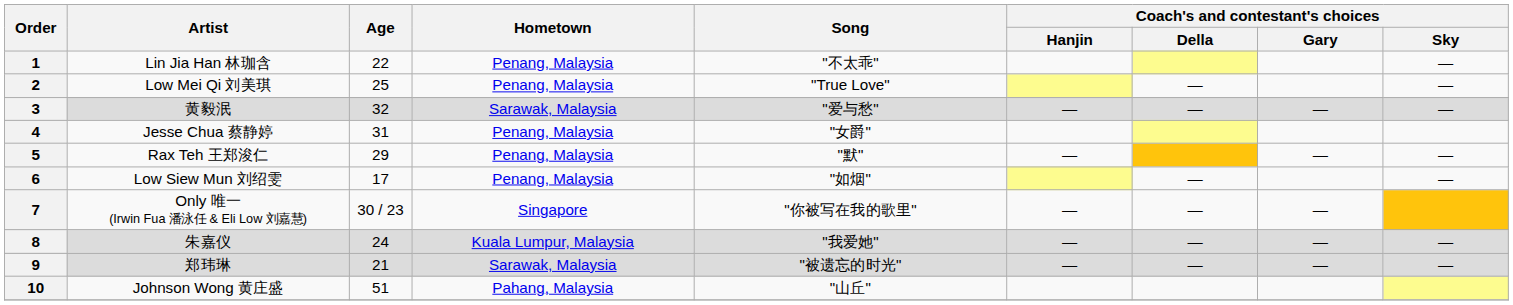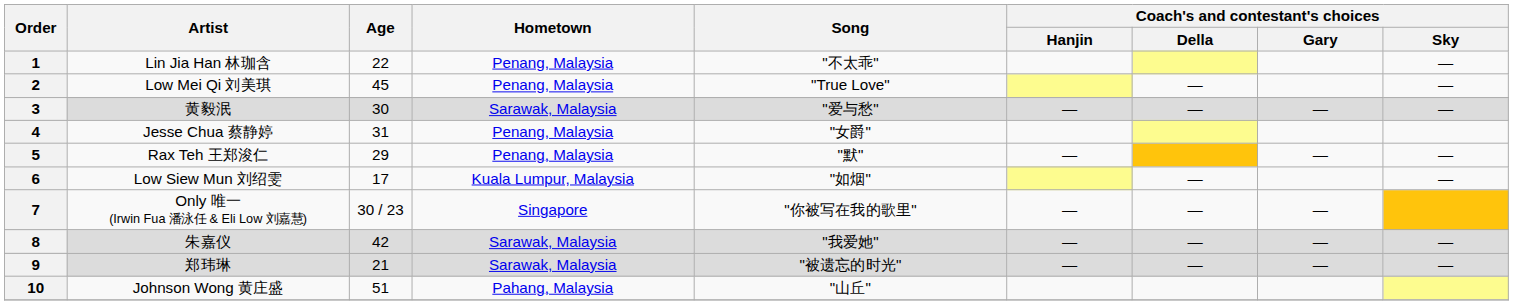(380, 86) 25 -> (380, 86) 45
(380, 109) 32 -> (380, 109) 30
(553, 178) Penang, Malaysia -> (553, 178) Kuala Lumpur, Malaysia
(380, 242) 24 -> (380, 242) 42
(553, 242) Kuala Lumpur, Malaysia -> (553, 242) Sarawak, Malaysia
